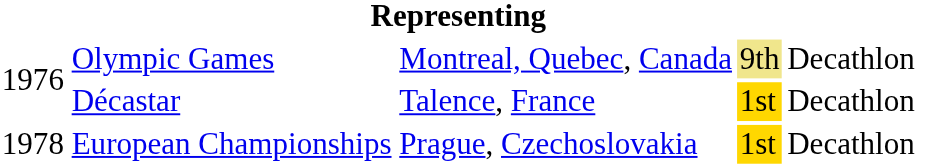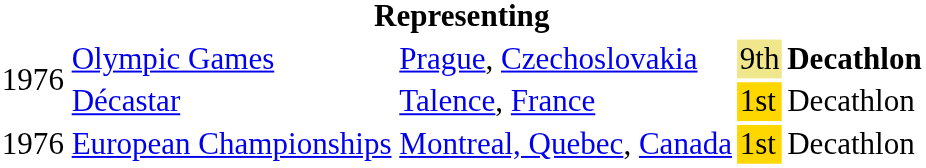(566, 58) Montreal, Quebec, Canada -> (548, 58) Prague, Czechoslovakia
(851, 58) normal -> (854, 58) bold
(33, 143) 1978 -> (33, 143) 1976
(548, 143) Prague, Czechoslovakia -> (566, 143) Montreal, Quebec, Canada
